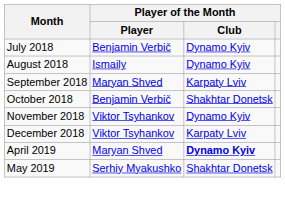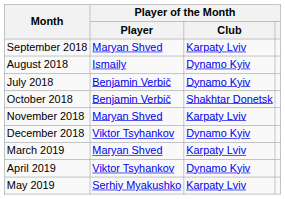rows swapped: (30, 47) <-> (47, 82)
(133, 116) Viktor Tsyhankov -> (127, 116) Maryan Shved
(218, 116) Dynamo Kyiv -> (216, 116) Karpaty Lviv
(216, 133) Karpaty Lviv -> (218, 133) Dynamo Kyiv
+ row: (36, 151)
(127, 151) Maryan Shved -> (133, 168) Viktor Tsyhankov
(221, 151) bold -> (218, 168) normal
(229, 168) Shakhtar Donetsk -> (216, 185) Karpaty Lviv
